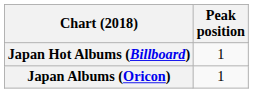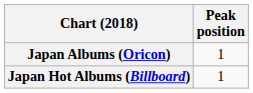rows swapped: (99, 76) <-> (99, 54)
